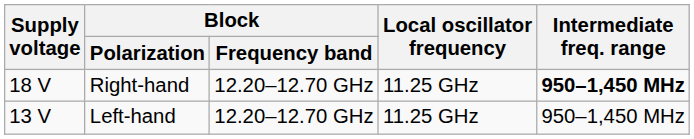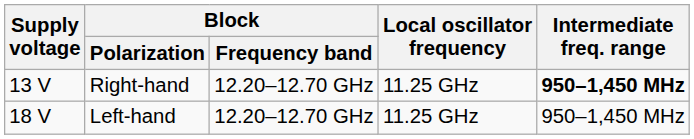(30, 85) 18 V -> (30, 85) 13 V
(30, 117) 13 V -> (30, 117) 18 V
